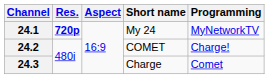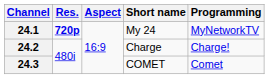(146, 47) COMET -> (144, 47) Charge
(144, 64) Charge -> (146, 64) COMET
